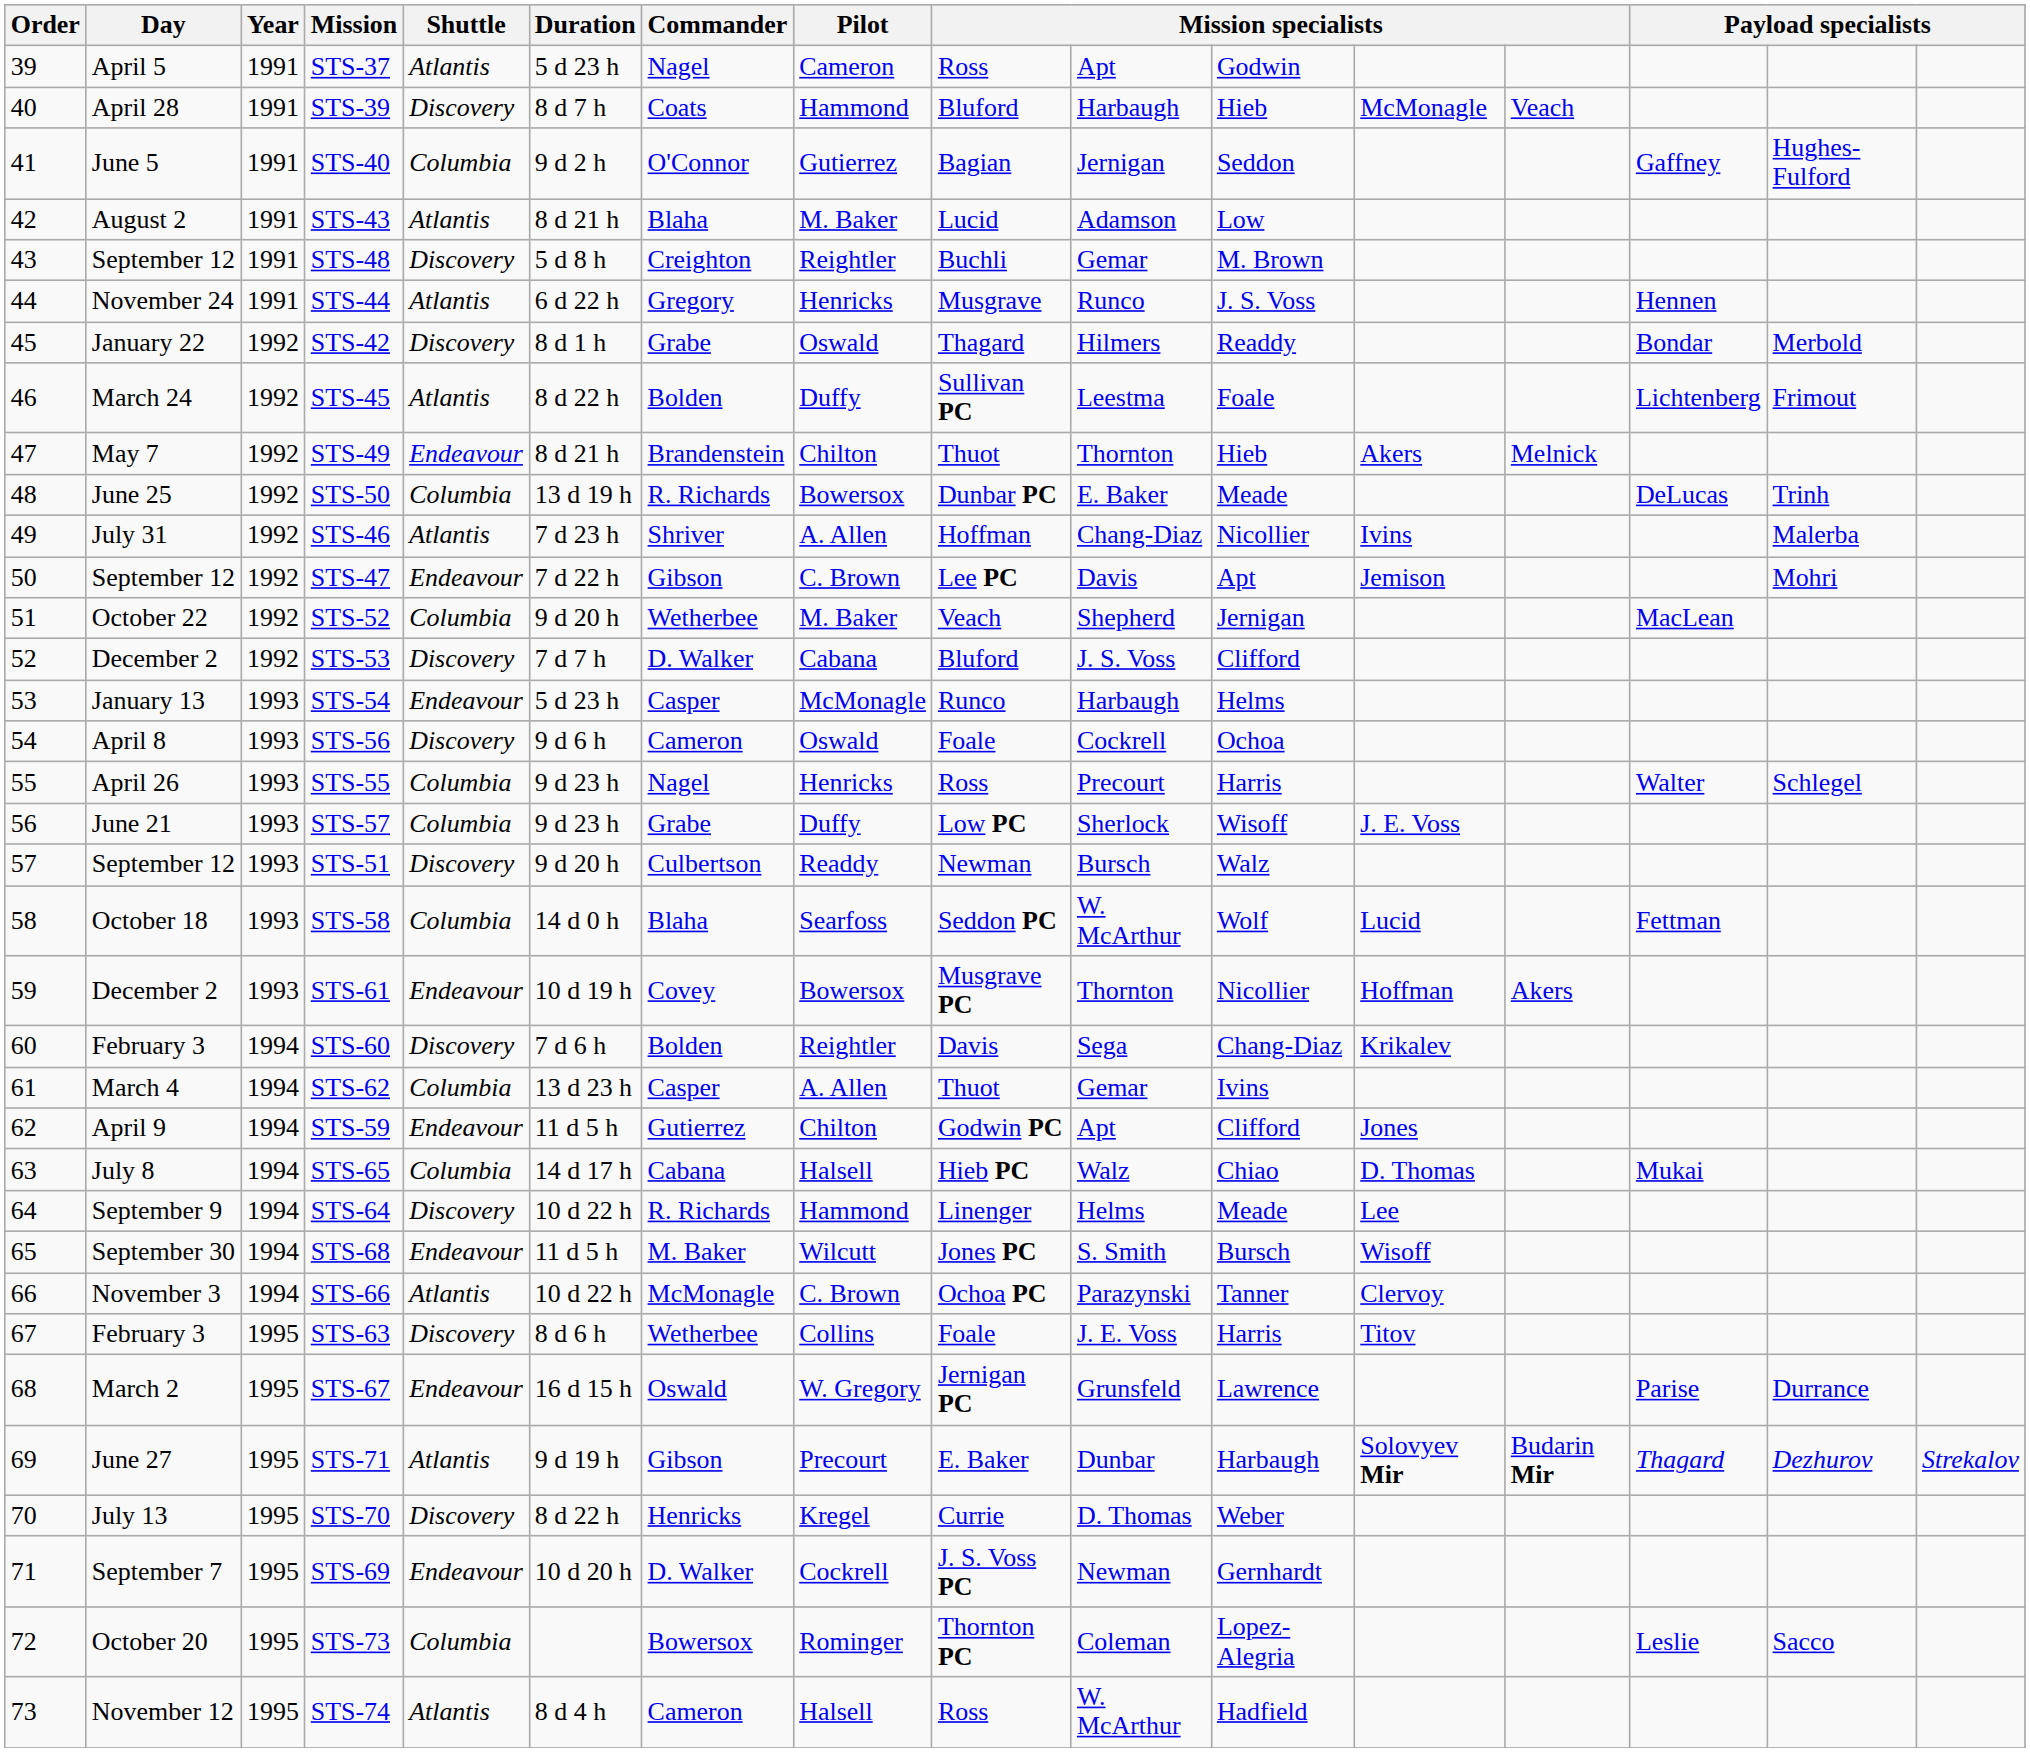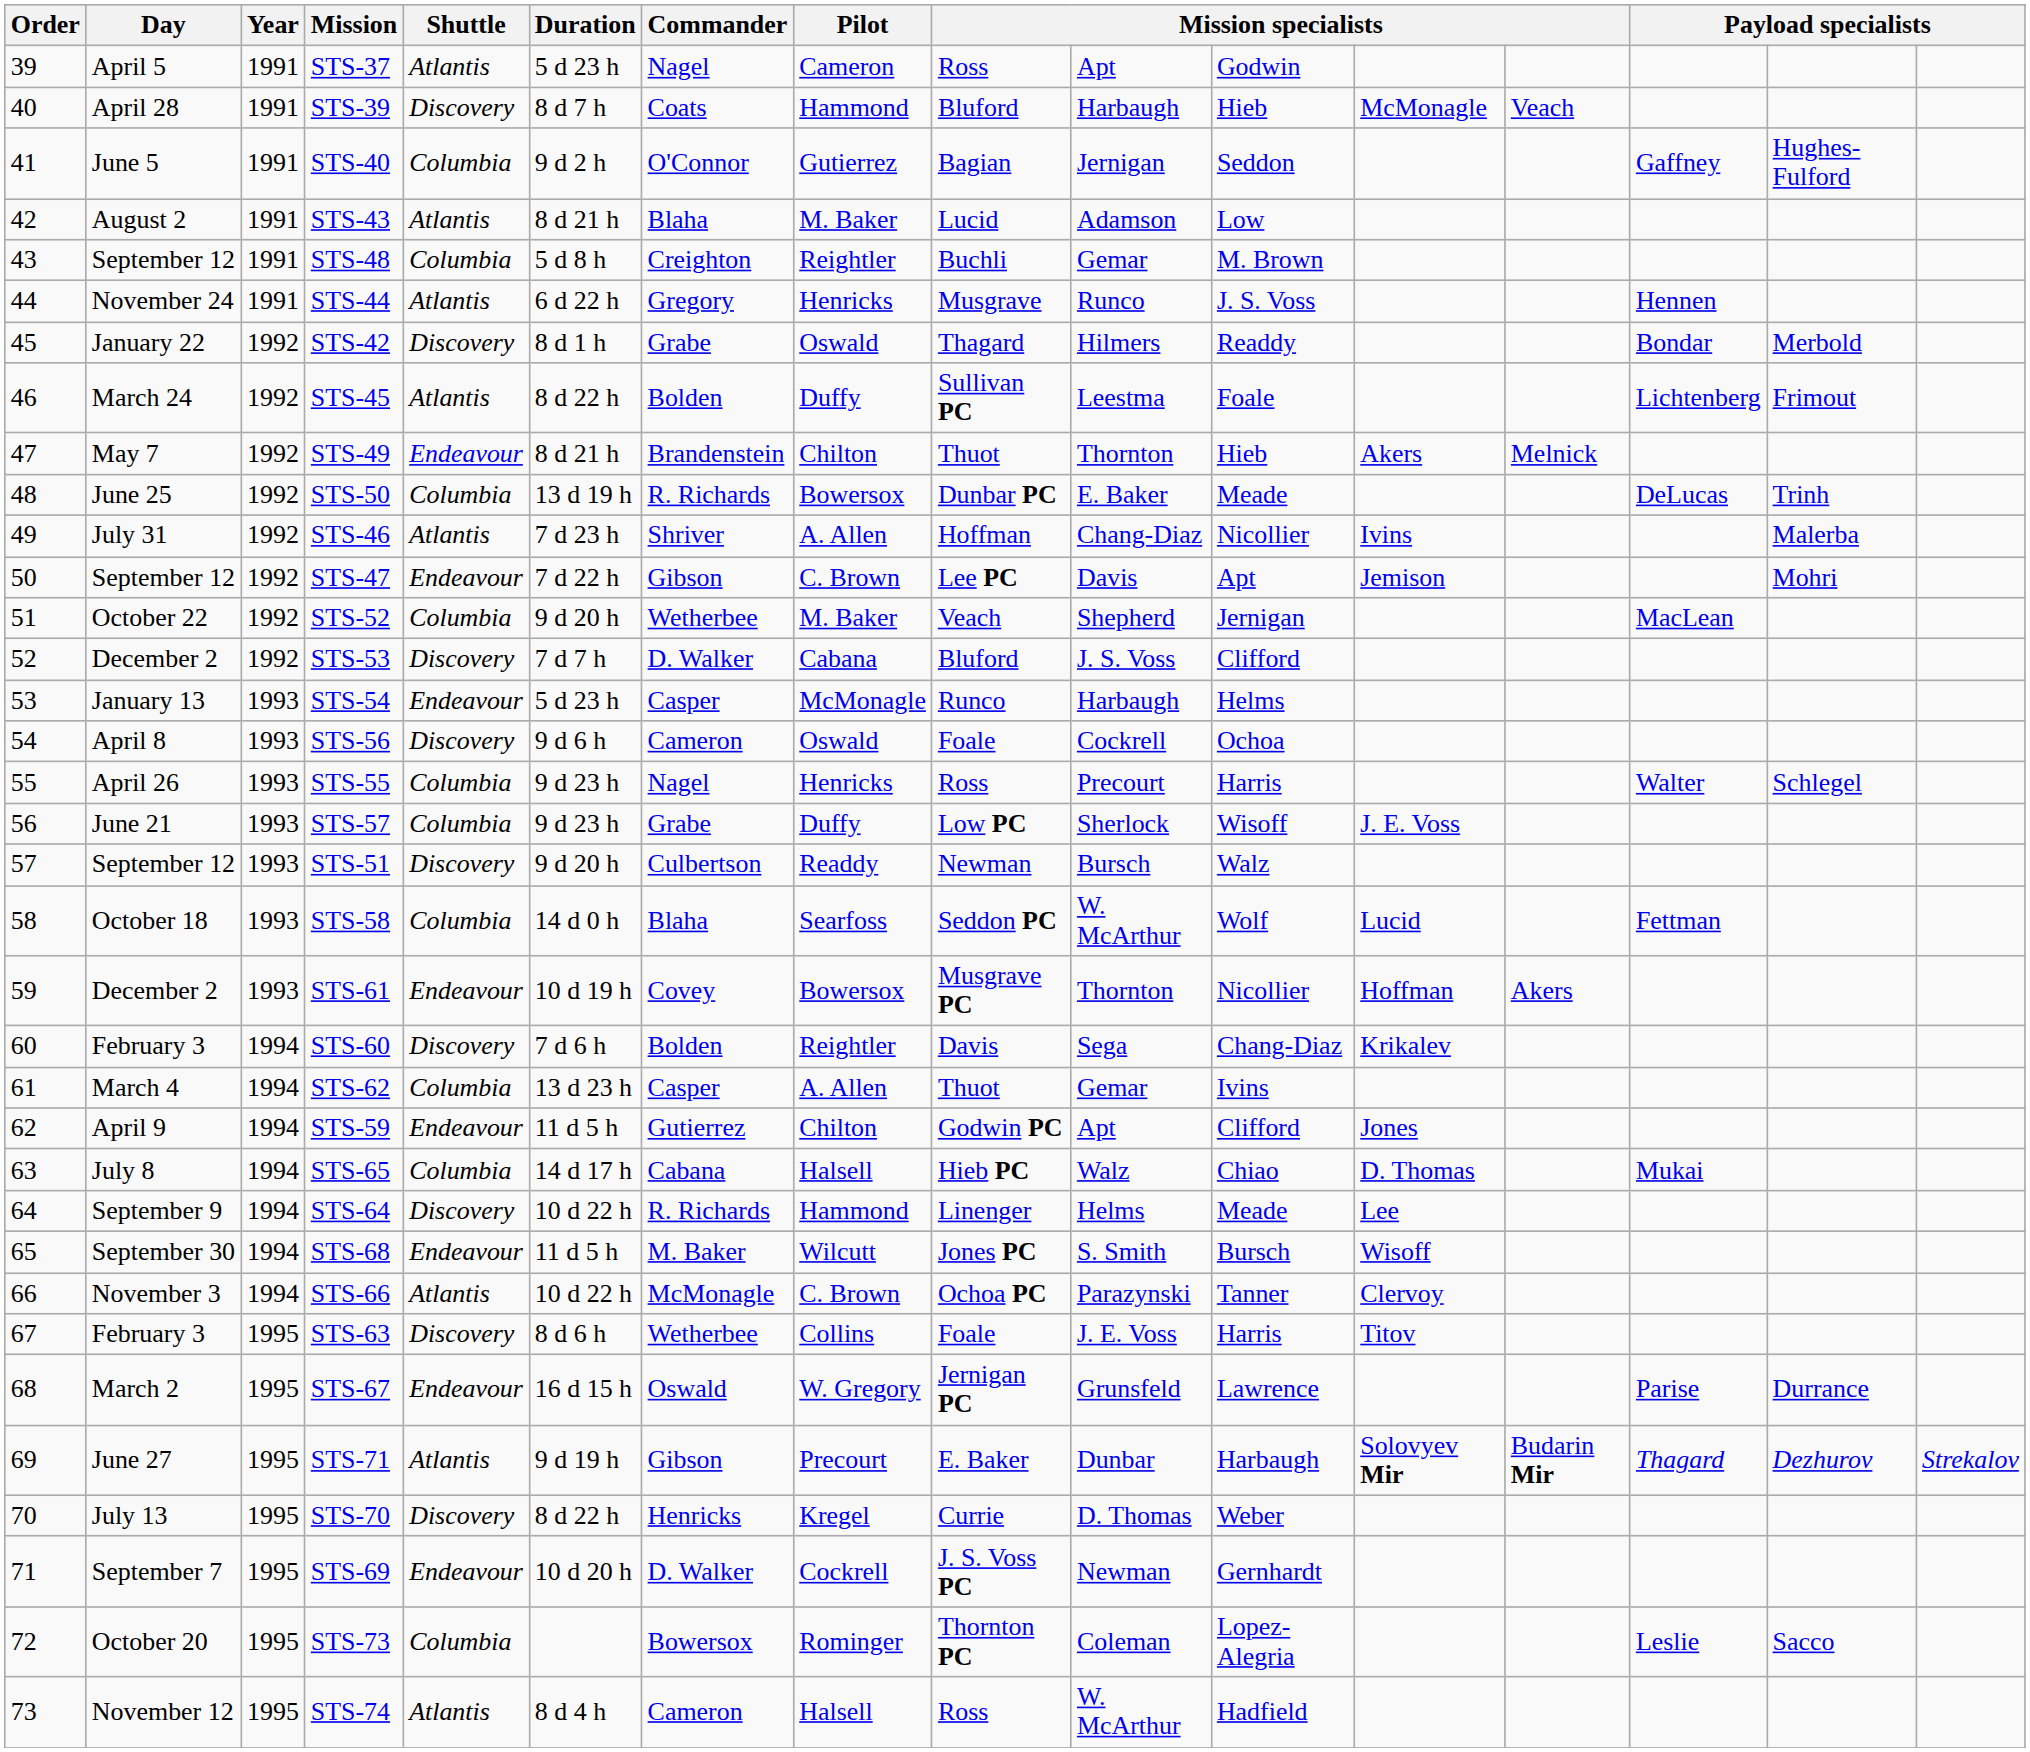(462, 259) Discovery -> (460, 259) Columbia
